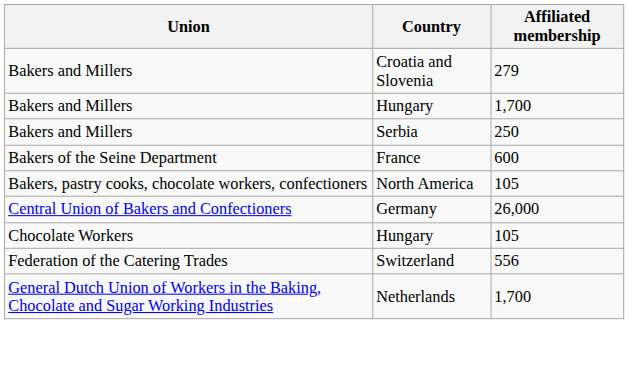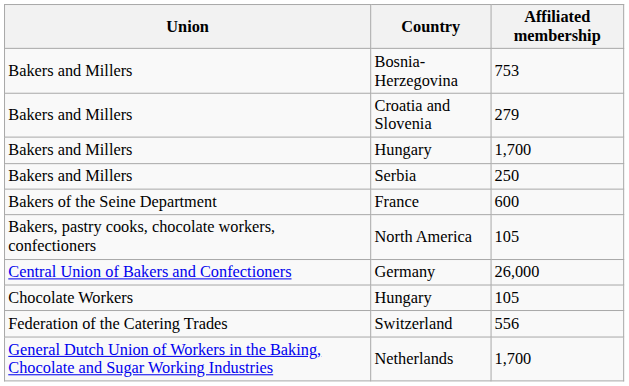+ row: (416, 70)
